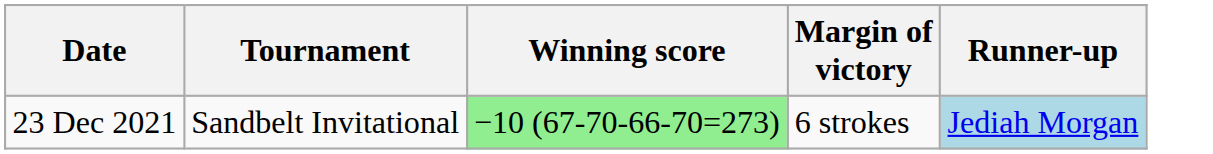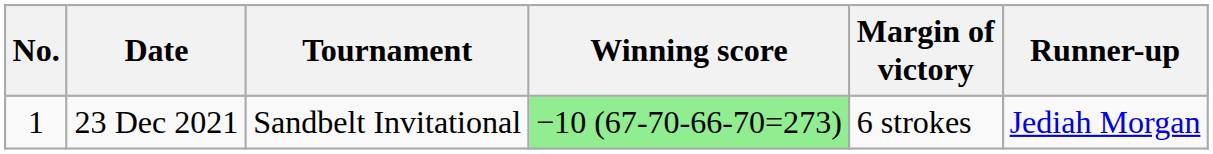+ column: (36, 50)
(1043, 121) lightblue background -> (1105, 121) no background
